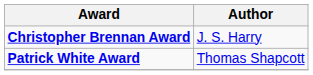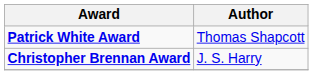rows swapped: (99, 37) <-> (74, 59)
